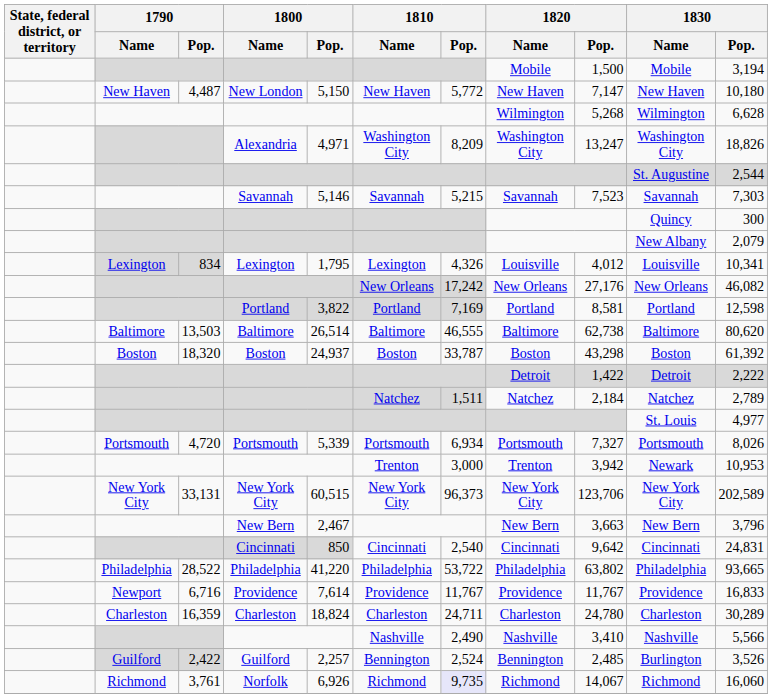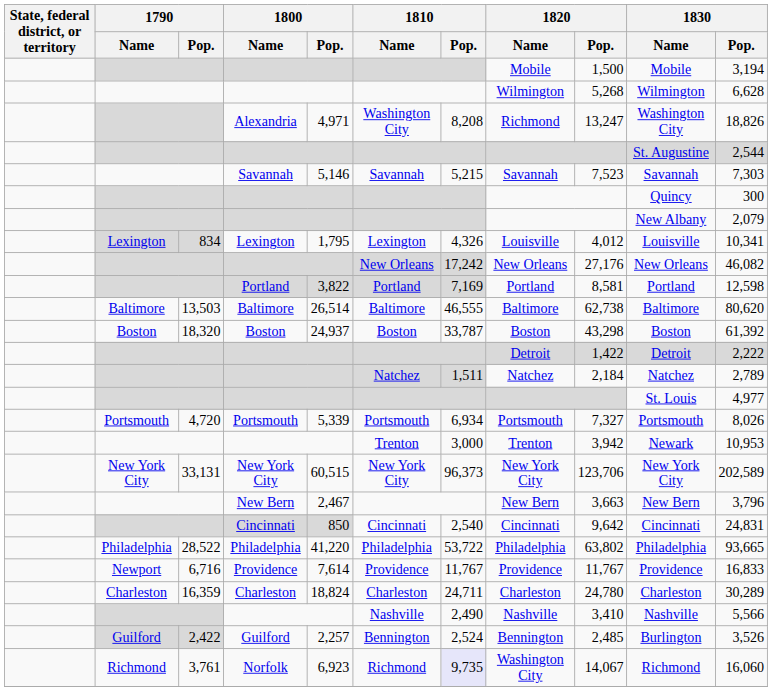- row: (137, 92)
(467, 144) 8,209 -> (467, 122) 8,208
(530, 144) Washington City -> (530, 122) Richmond
(334, 681) 6,926 -> (334, 667) 6,923
(530, 681) Richmond -> (530, 667) Washington City
